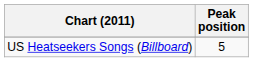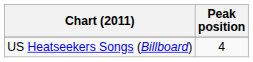(222, 47) 5 -> (222, 47) 4
